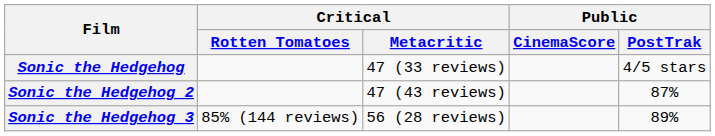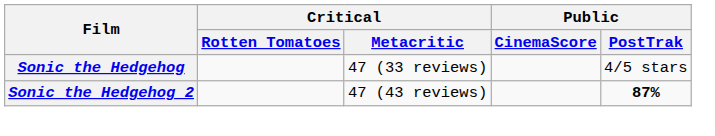(664, 93) normal -> (646, 93) bold
- row: (101, 118)
